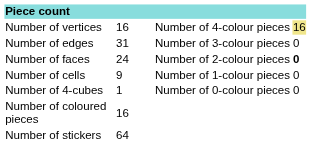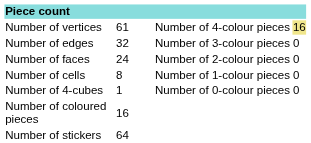(122, 27) 16 -> (122, 27) 61
(122, 43) 31 -> (122, 43) 32
(296, 59) bold -> (296, 59) normal
(119, 75) 9 -> (119, 75) 8
